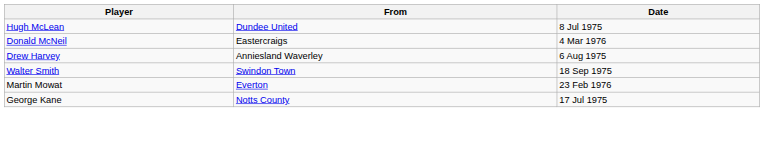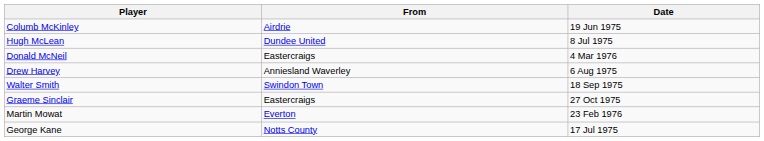+ row: (43, 27)
+ row: (40, 100)
